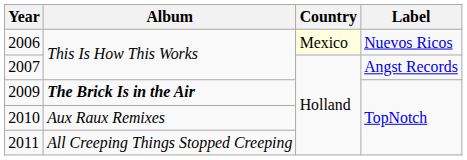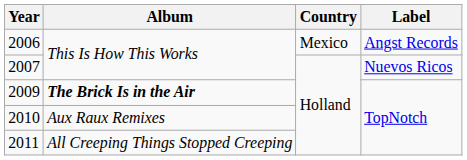(324, 42) lightyellow background -> (324, 42) no background
(408, 42) Nuevos Ricos -> (411, 42) Angst Records
(411, 67) Angst Records -> (408, 67) Nuevos Ricos
